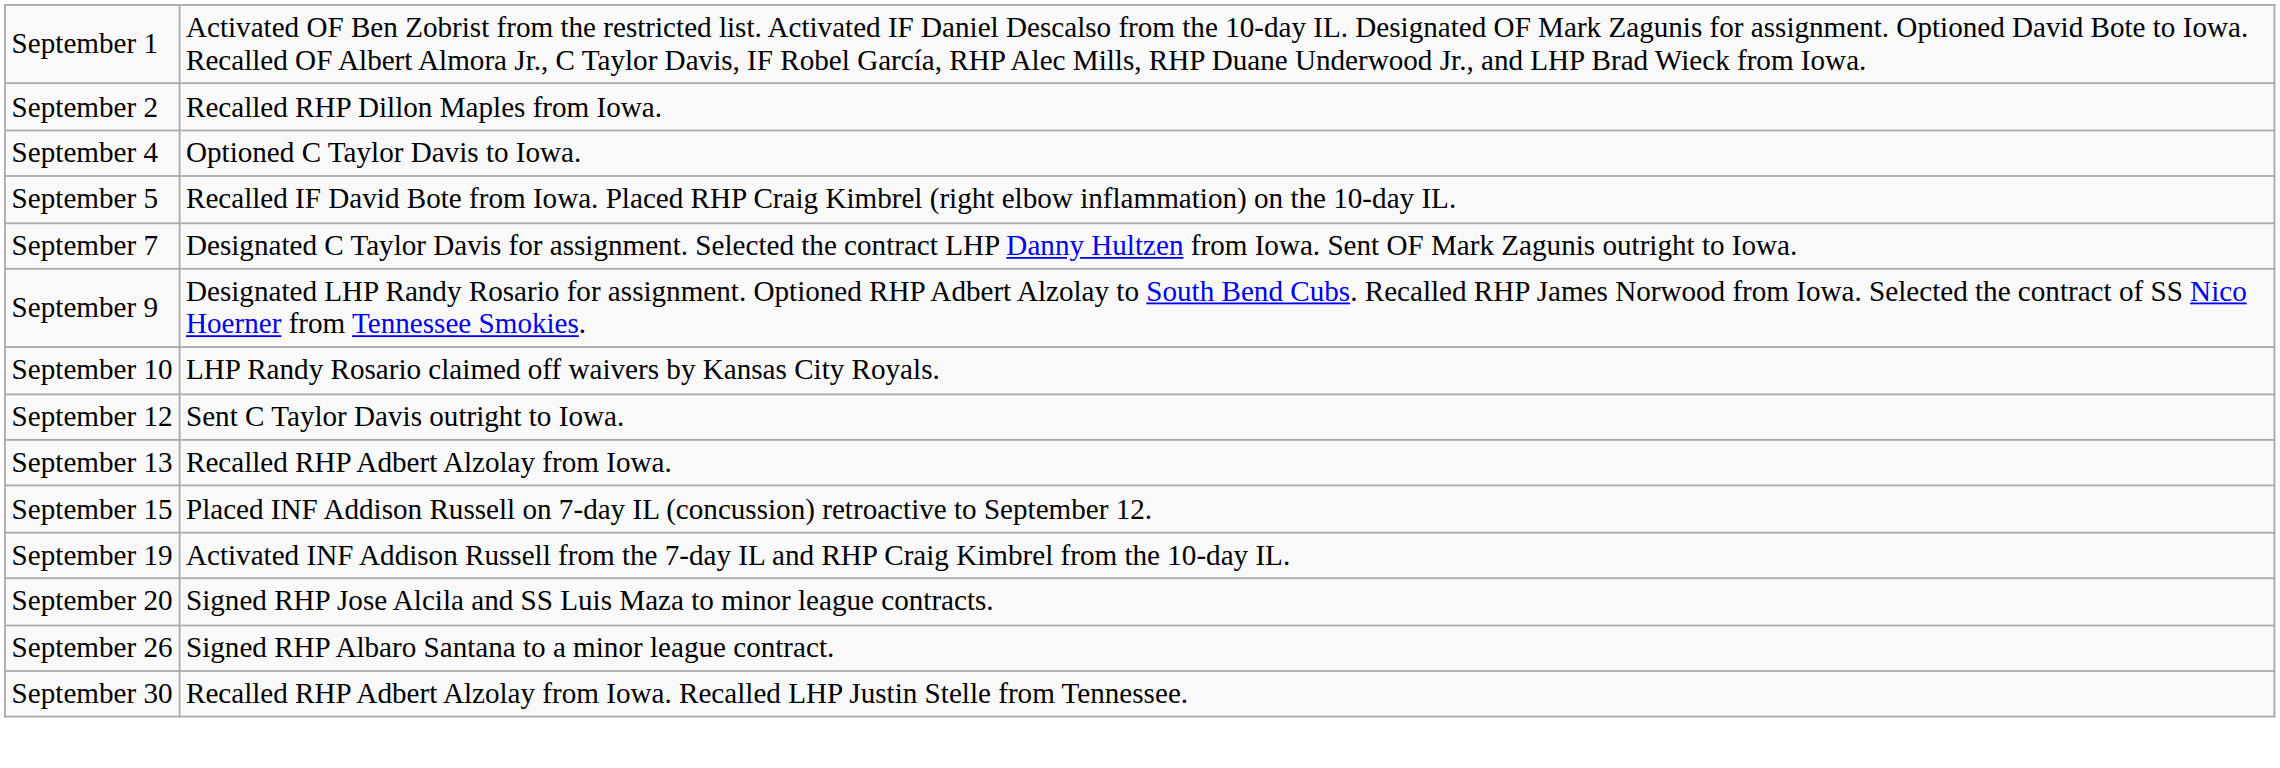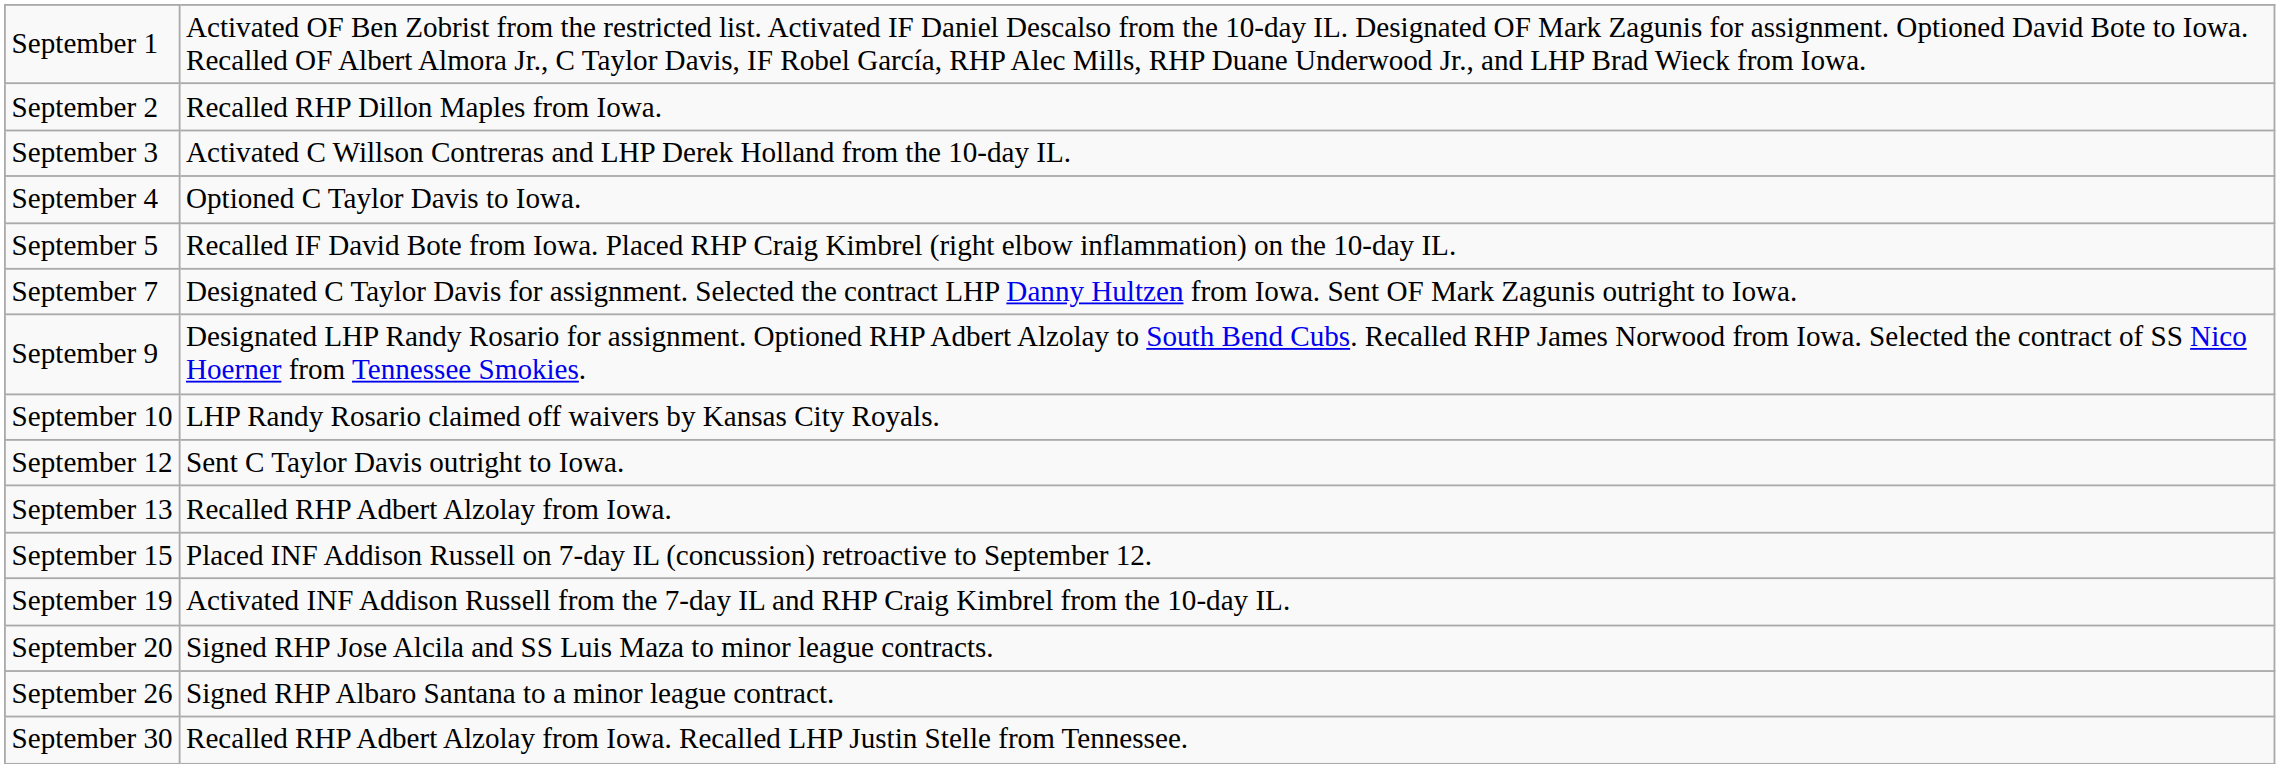+ row: (85, 152)
